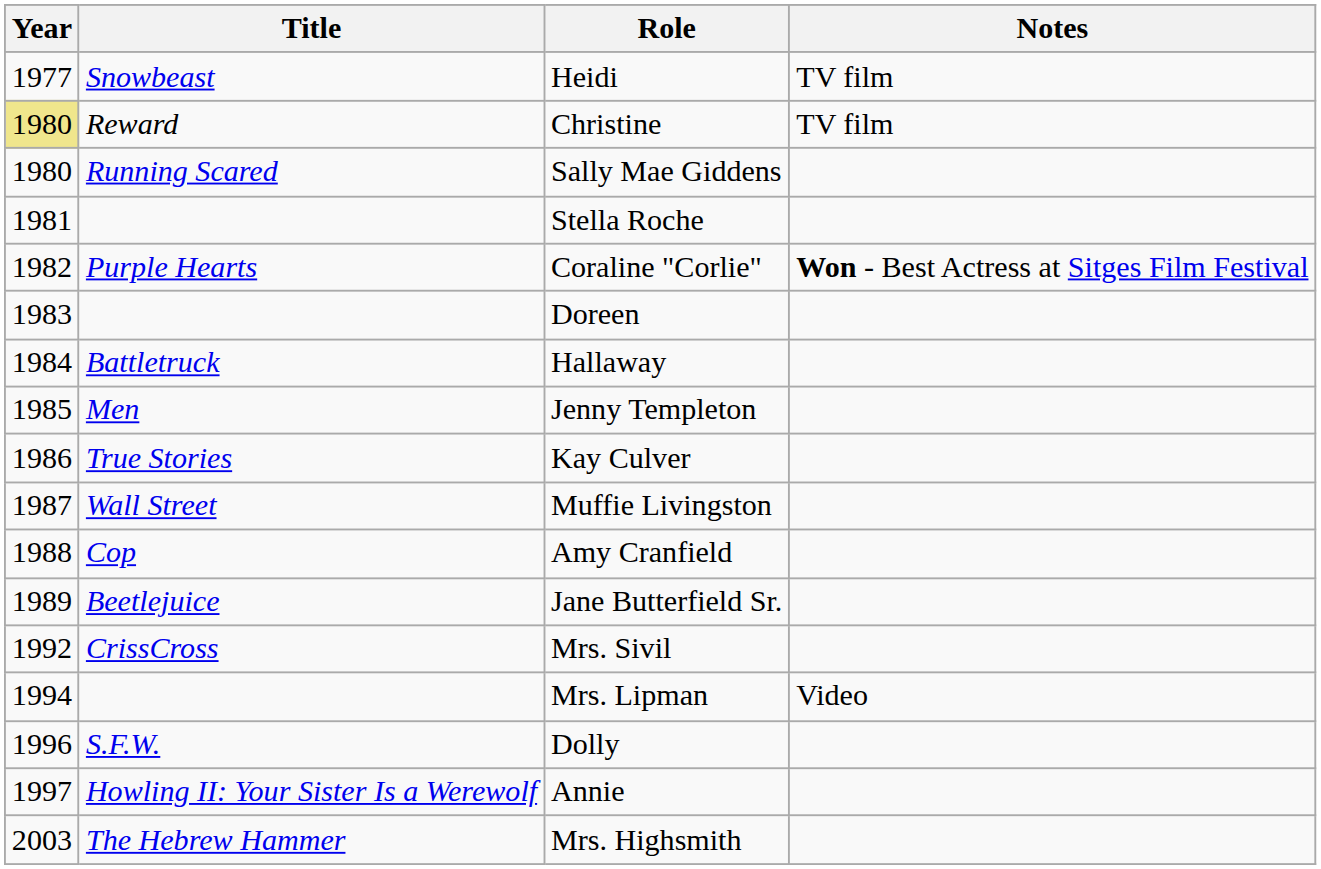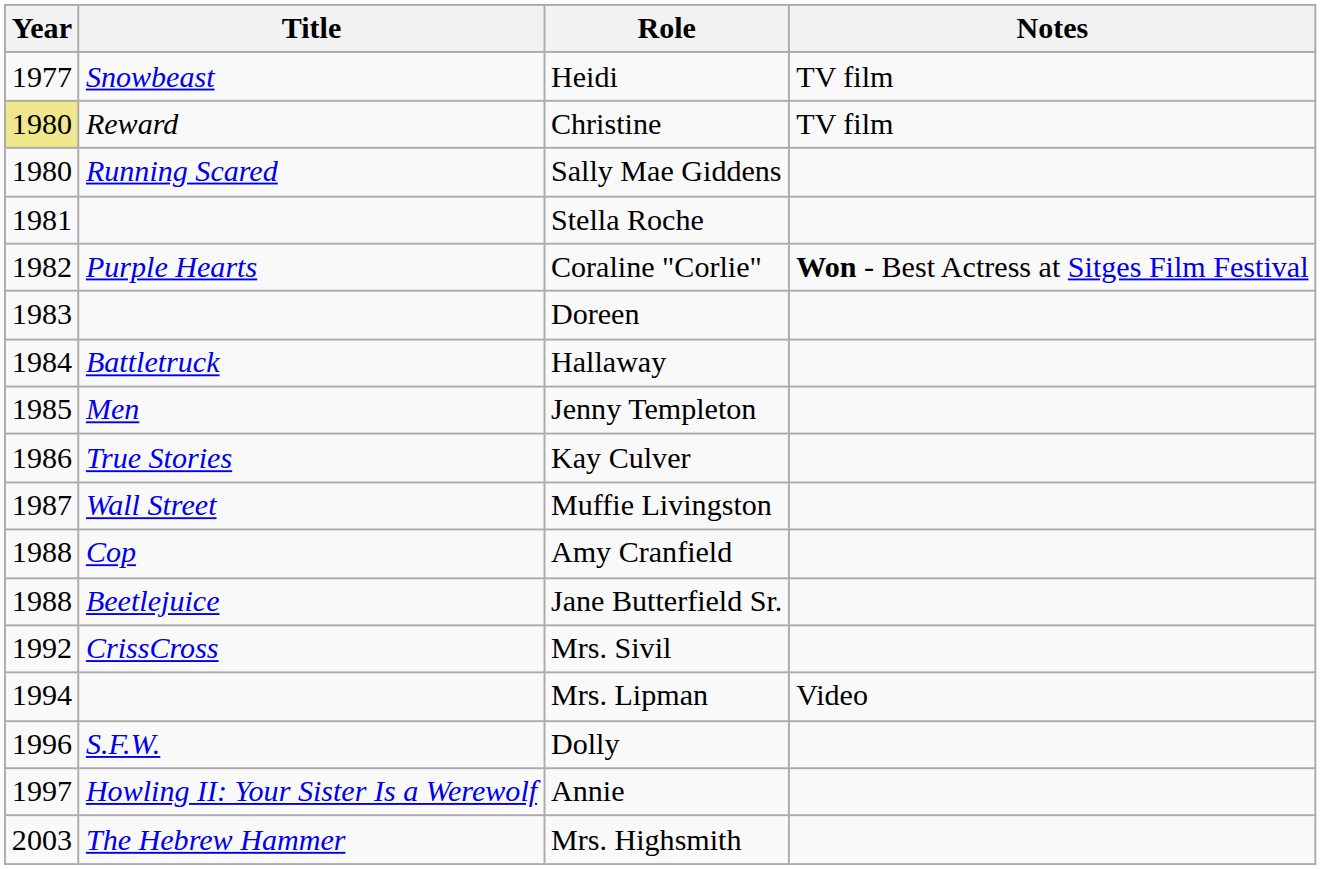(42, 600) 1989 -> (42, 600) 1988
